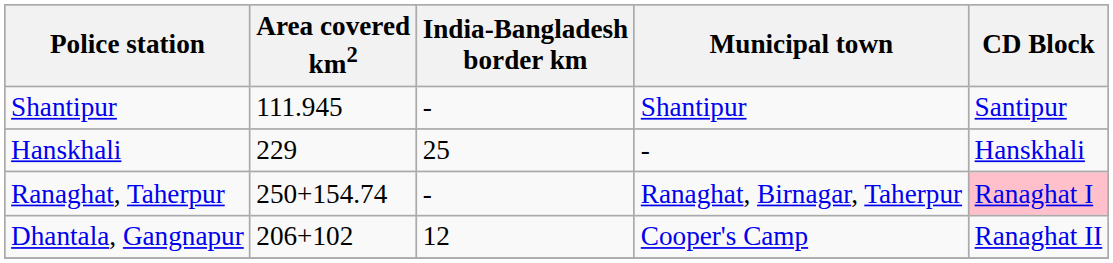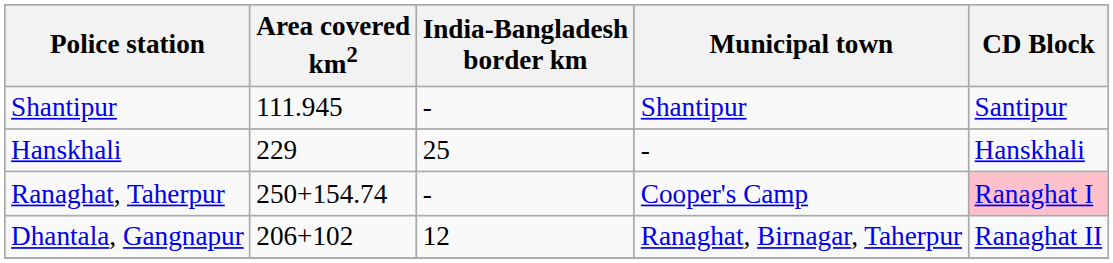(801, 193) Ranaghat, Birnagar, Taherpur -> (724, 193) Cooper's Camp
(724, 236) Cooper's Camp -> (801, 236) Ranaghat, Birnagar, Taherpur
